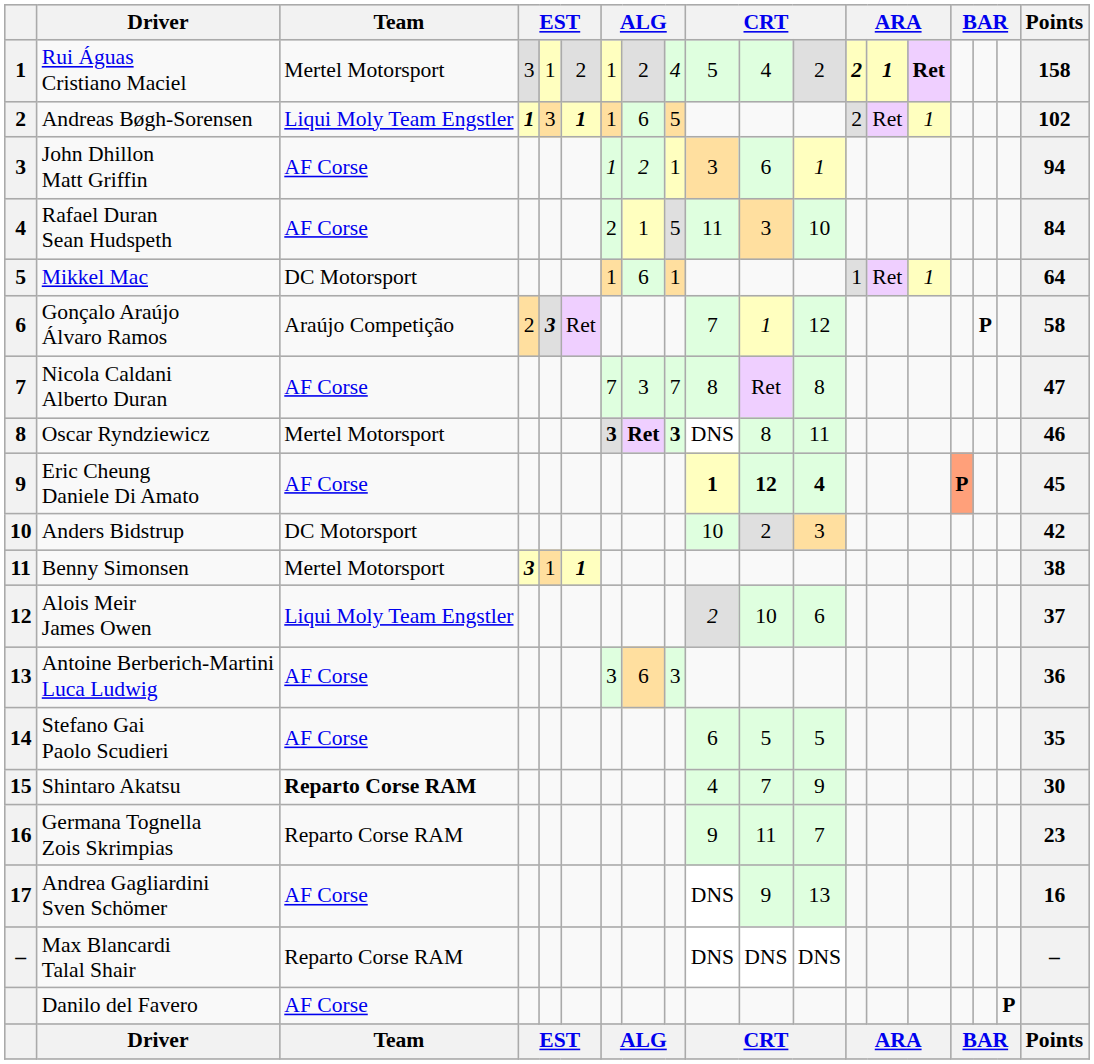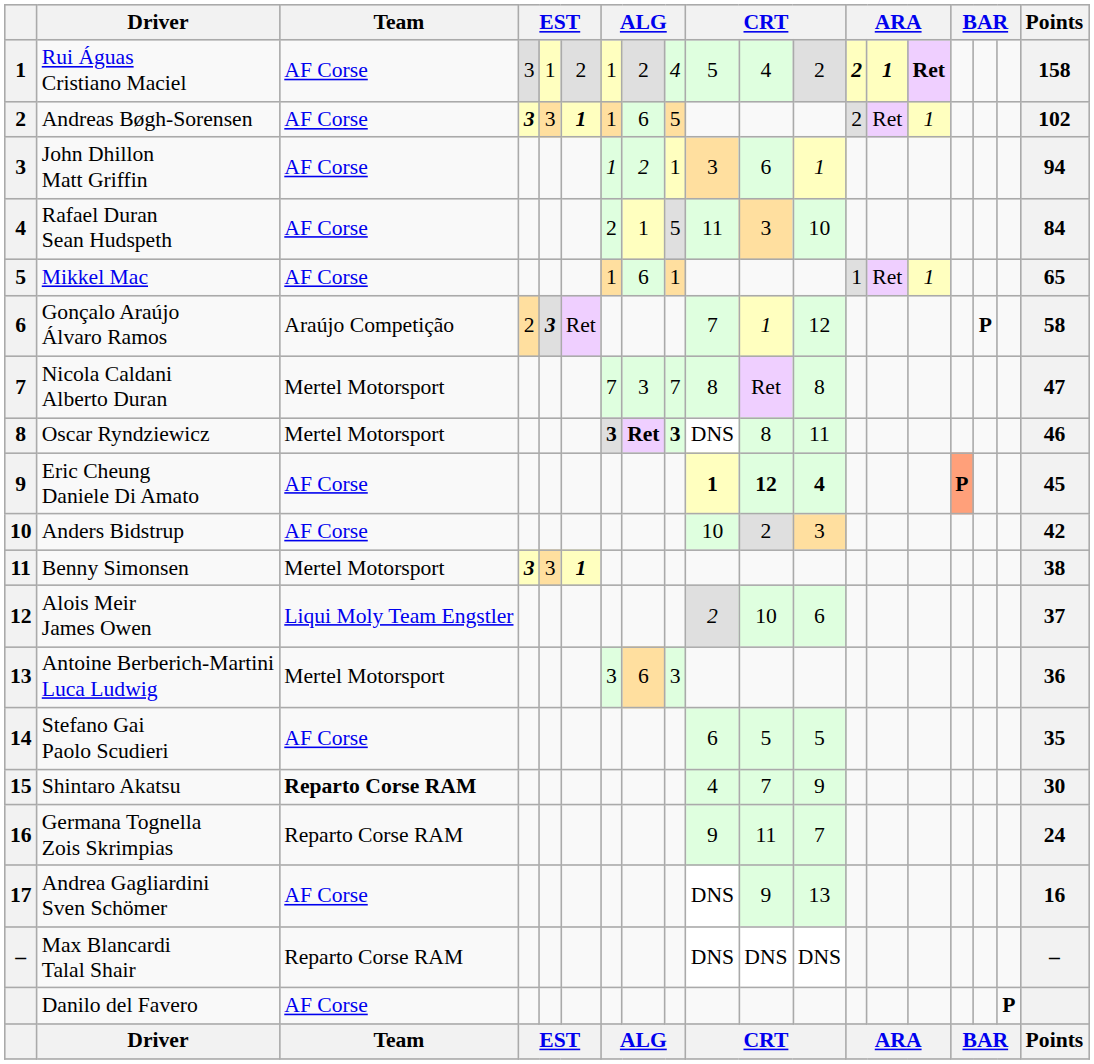(364, 70) Mertel Motorsport -> (326, 70) AF Corse
(399, 118) Liqui Moly Team Engstler -> (326, 118) AF Corse
(529, 118) 1 -> (529, 118) 3
(351, 276) DC Motorsport -> (326, 276) AF Corse
(1054, 276) 64 -> (1054, 276) 65
(326, 386) AF Corse -> (364, 386) Mertel Motorsport
(351, 531) DC Motorsport -> (326, 531) AF Corse
(550, 567) 1 -> (550, 567) 3
(326, 676) AF Corse -> (364, 676) Mertel Motorsport
(1054, 834) 23 -> (1054, 834) 24
